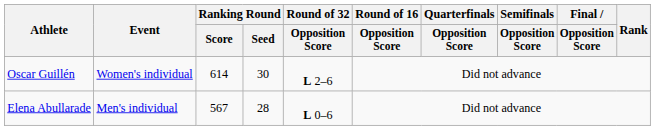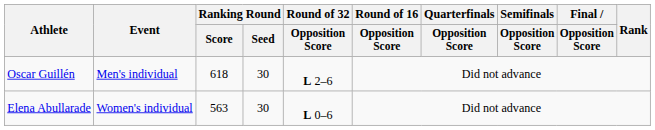(145, 74) Women's individual -> (137, 74) Men's individual
(219, 74) 614 -> (219, 74) 618
(137, 108) Men's individual -> (145, 108) Women's individual
(219, 108) 567 -> (219, 108) 563
(263, 108) 28 -> (263, 108) 30
